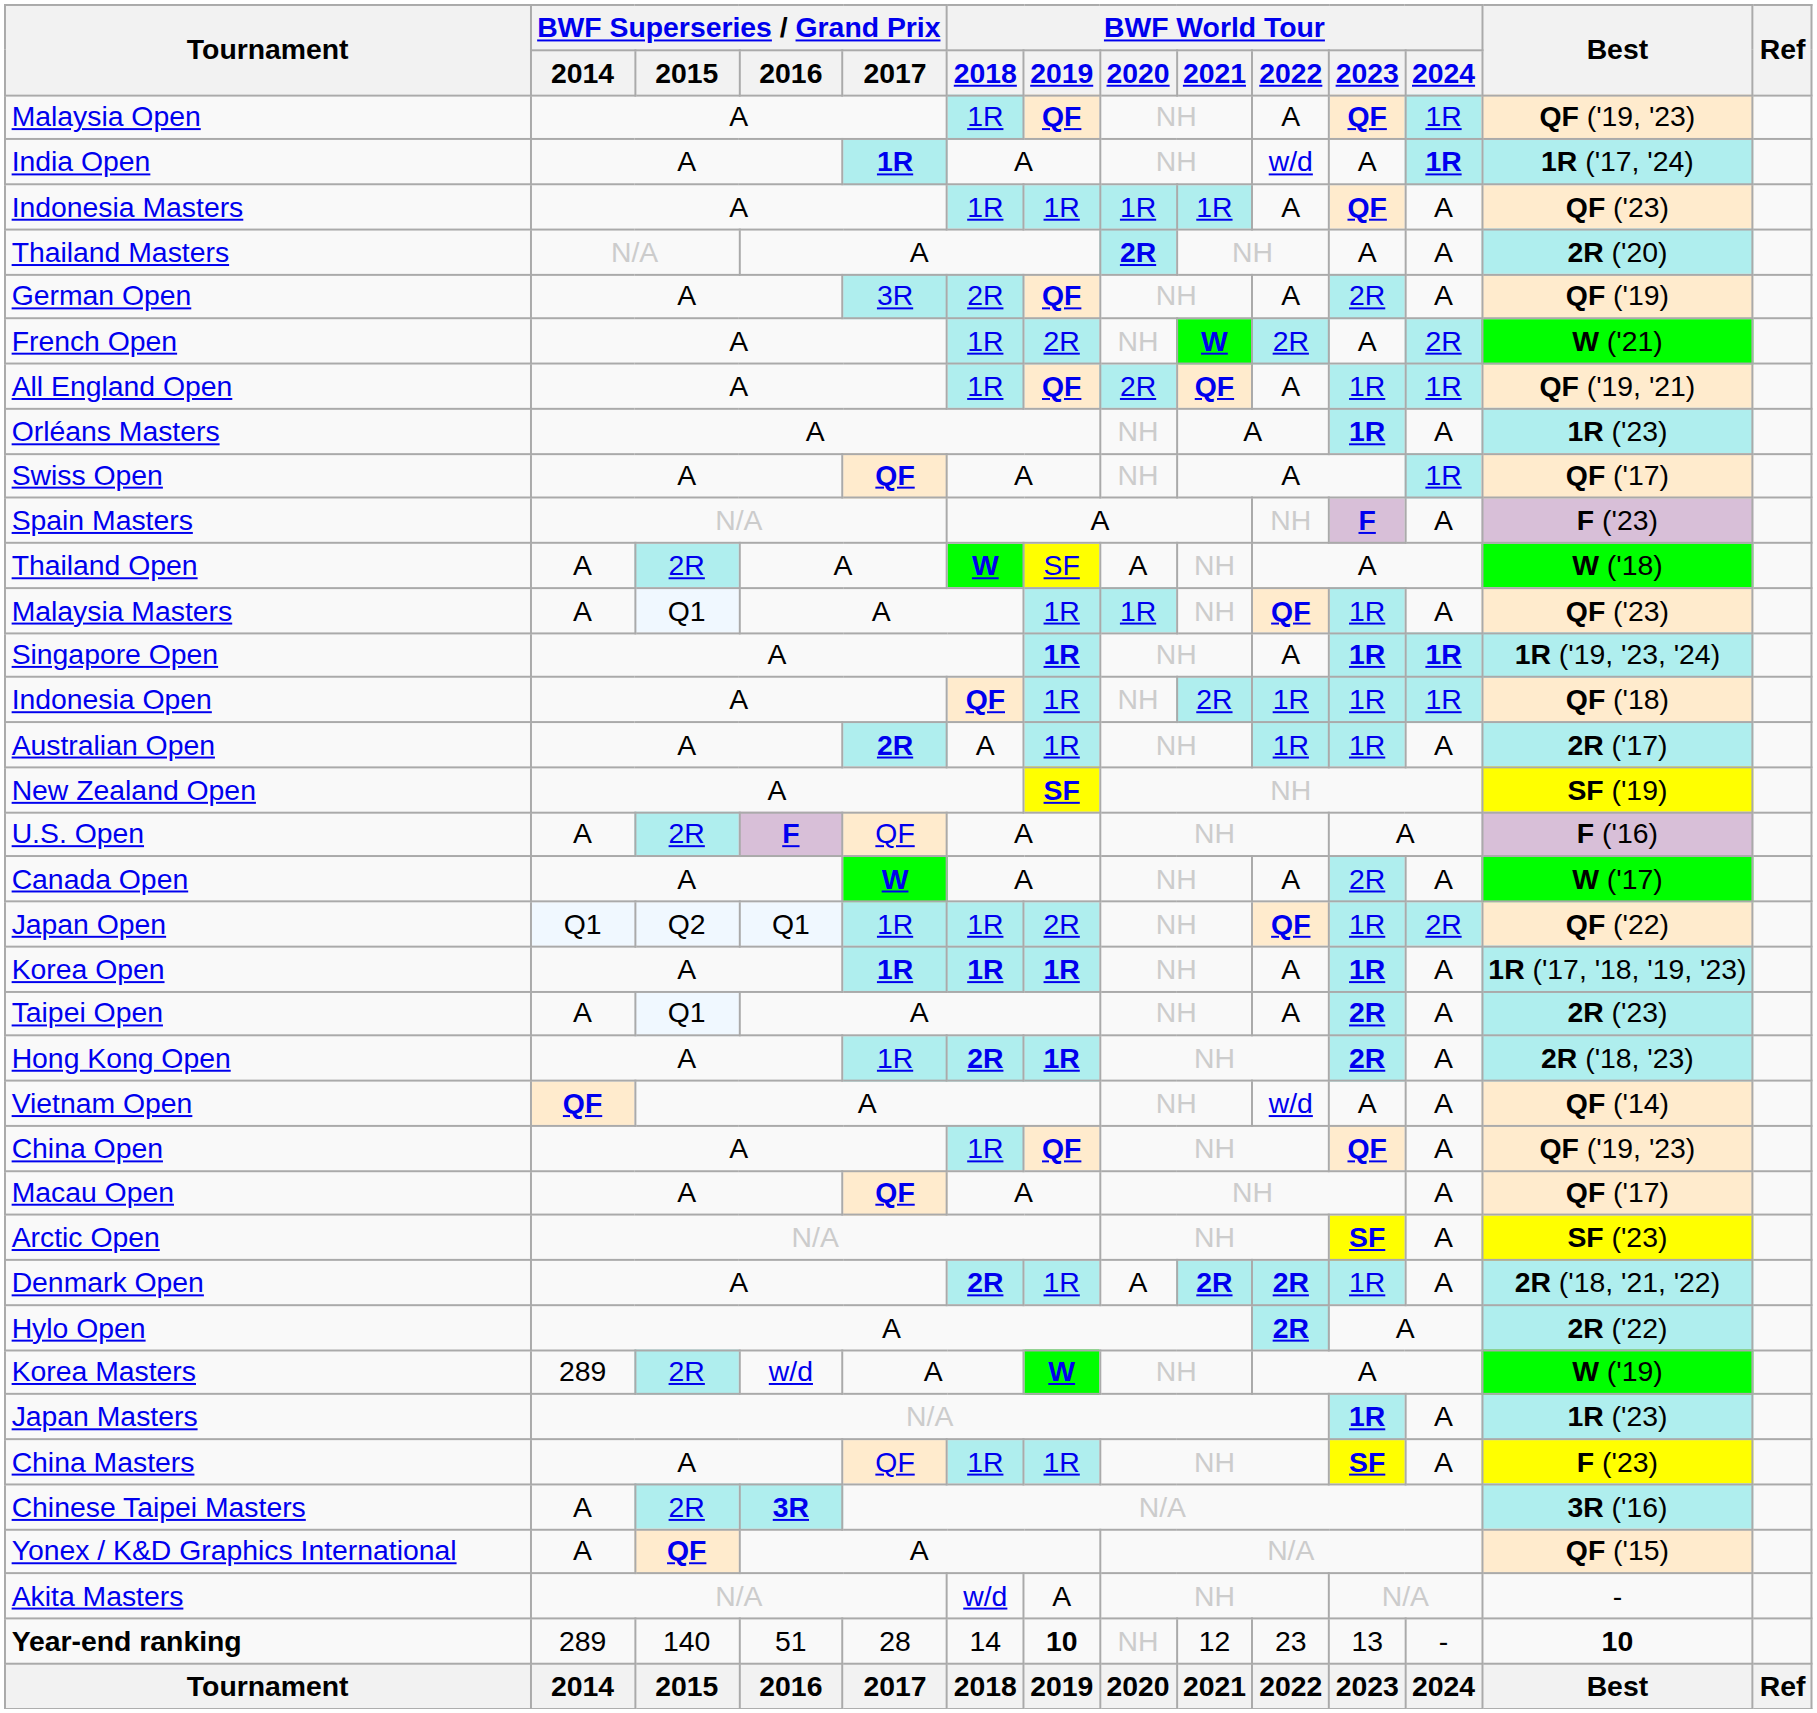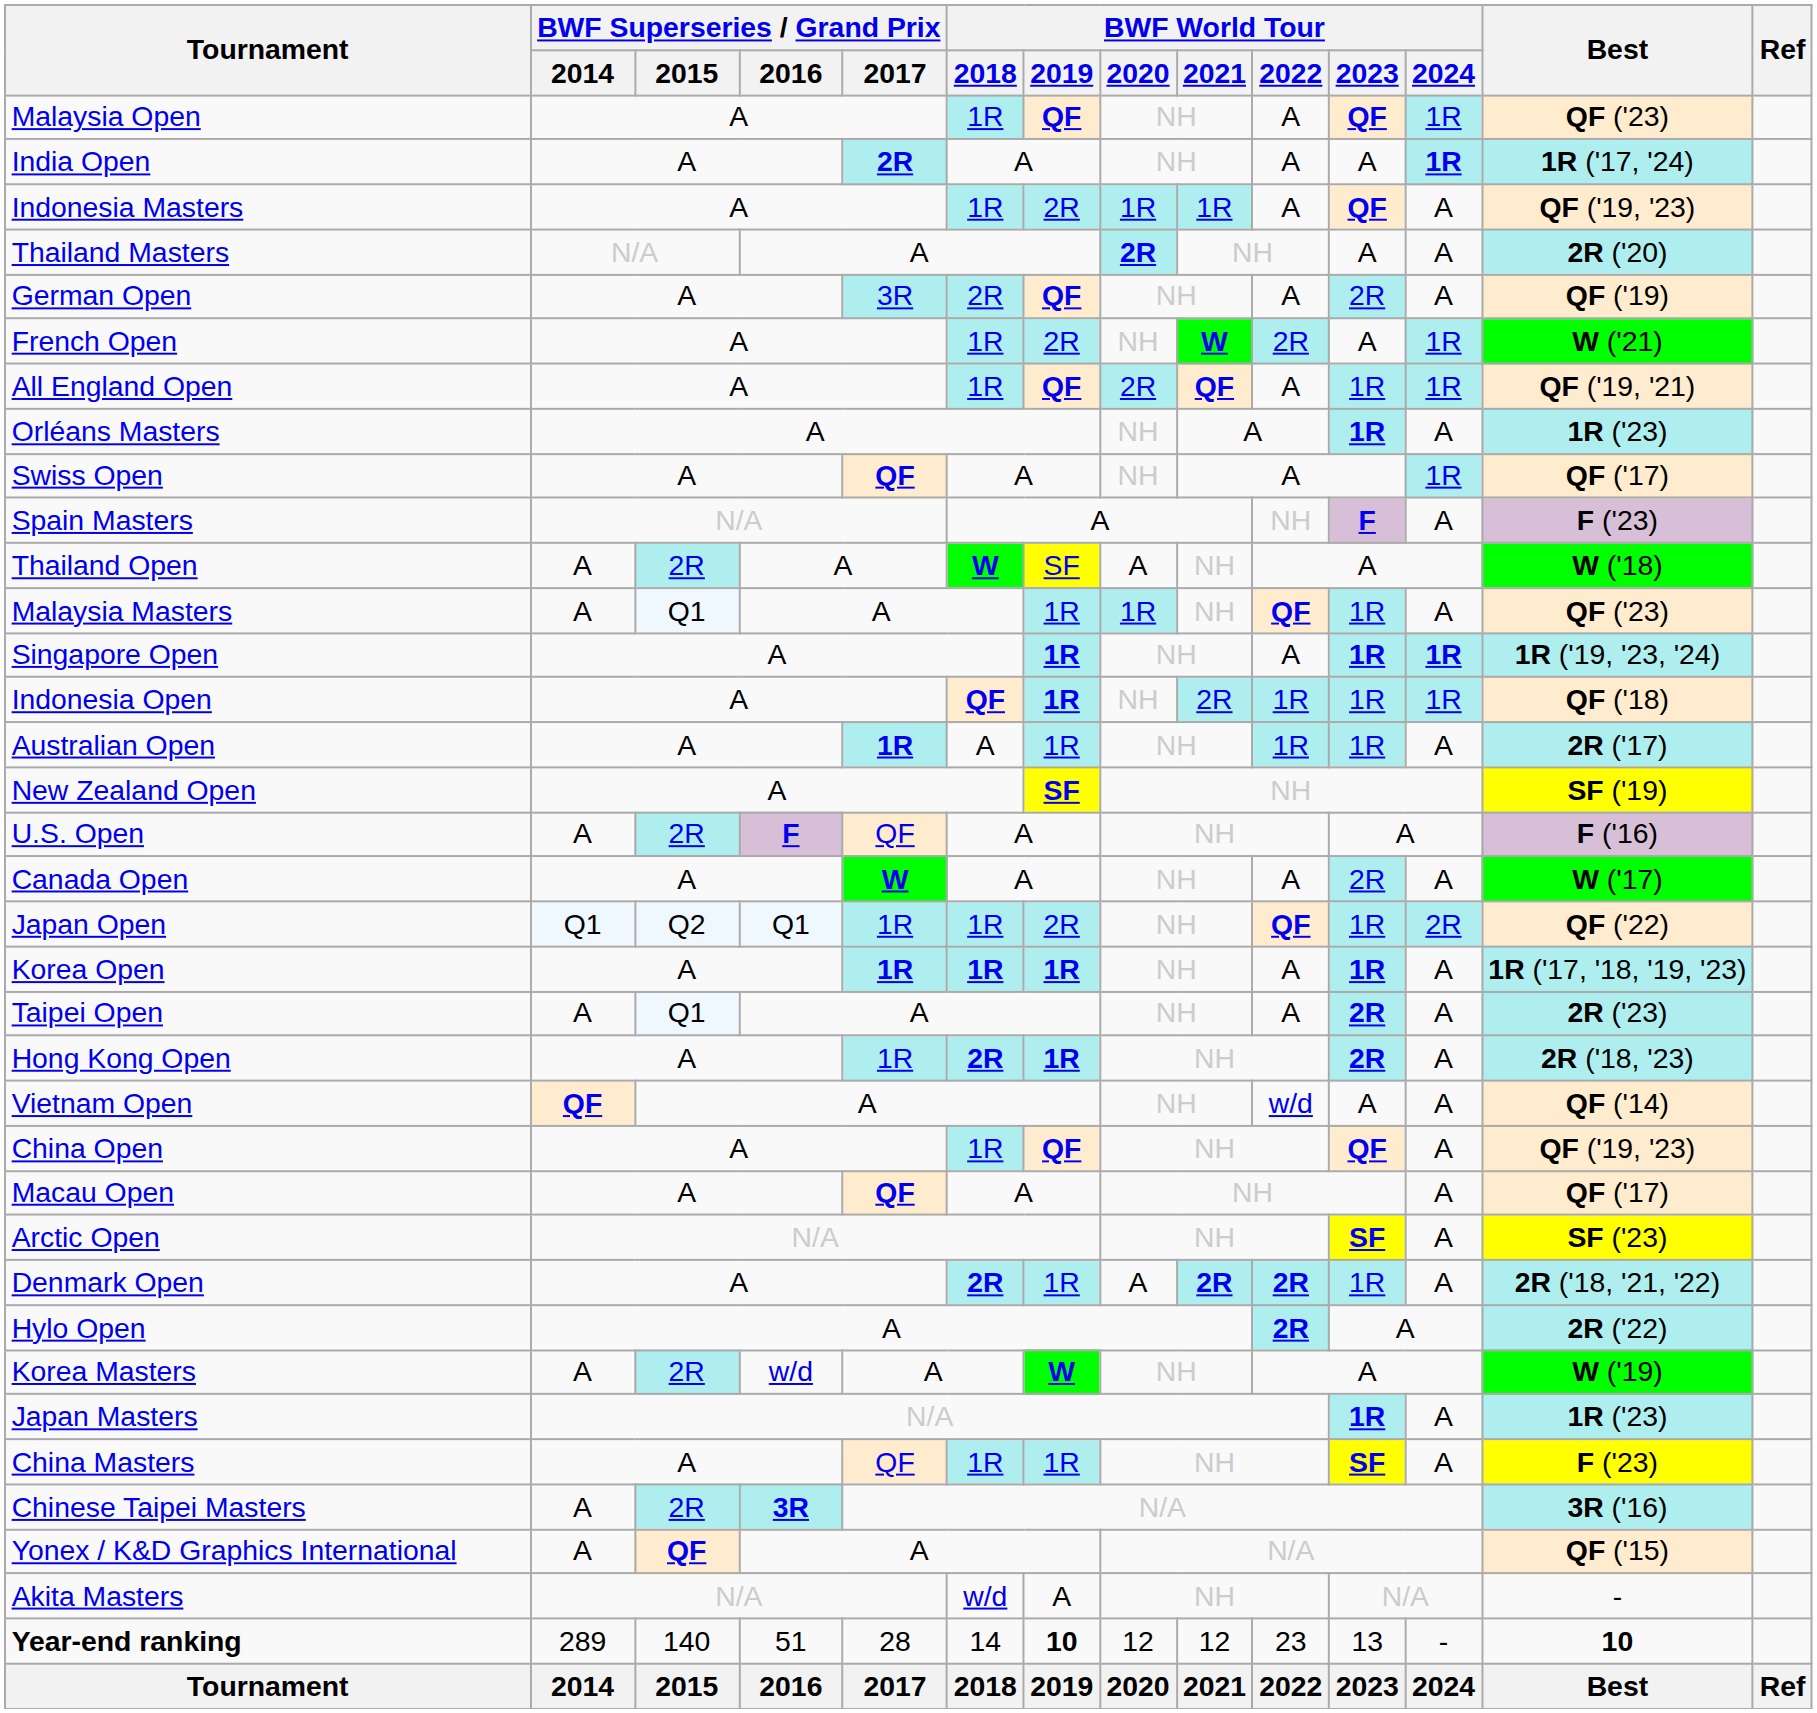(1617, 117) QF ('19, '23) -> (1617, 117) QF ('23)
(895, 162) 1R -> (895, 162) 2R
(1291, 162) w/d -> (1291, 162) A
(1062, 207) 1R -> (1062, 207) 2R
(1617, 207) QF ('23) -> (1617, 207) QF ('19, '23)
(1444, 342) 2R -> (1444, 342) 1R
(1062, 700) normal -> (1062, 700) bold
(895, 745) 2R -> (895, 745) 1R
(583, 1372) 289 -> (583, 1372) A
(1138, 1641) NH -> (1138, 1641) 12
